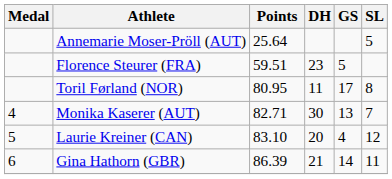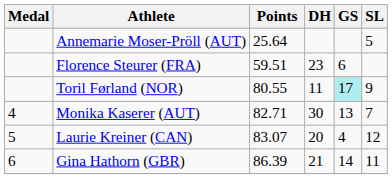(342, 64) 5 -> (342, 64) 6
(270, 88) 80.95 -> (270, 88) 80.55
(346, 88) no background -> (346, 88) paleturquoise background
(369, 88) 8 -> (369, 88) 9
(270, 137) 83.10 -> (270, 137) 83.07
